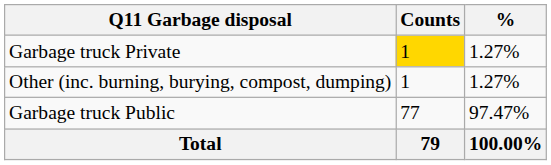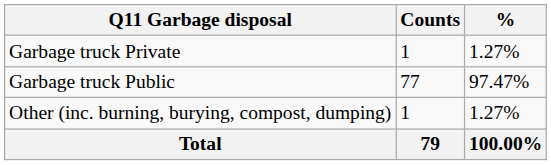(405, 50) gold background -> (405, 50) no background
rows swapped: (92, 112) <-> (200, 81)
